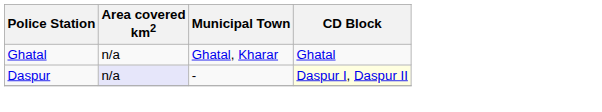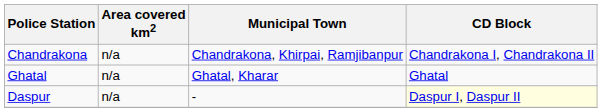+ row: (47, 54)
(111, 75) lavender background -> (111, 96) no background
